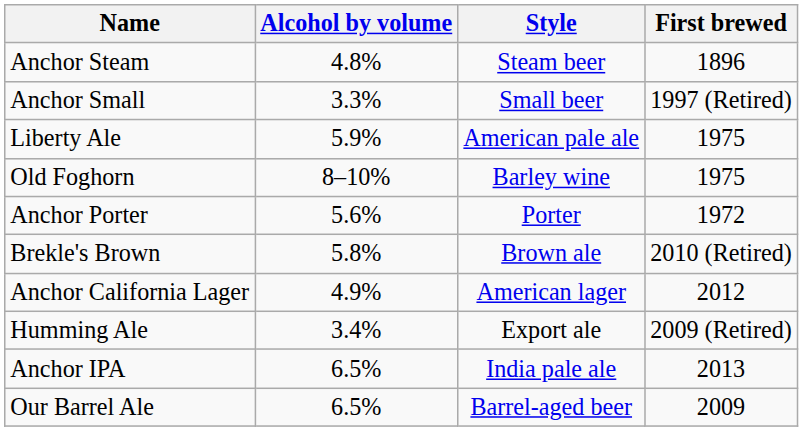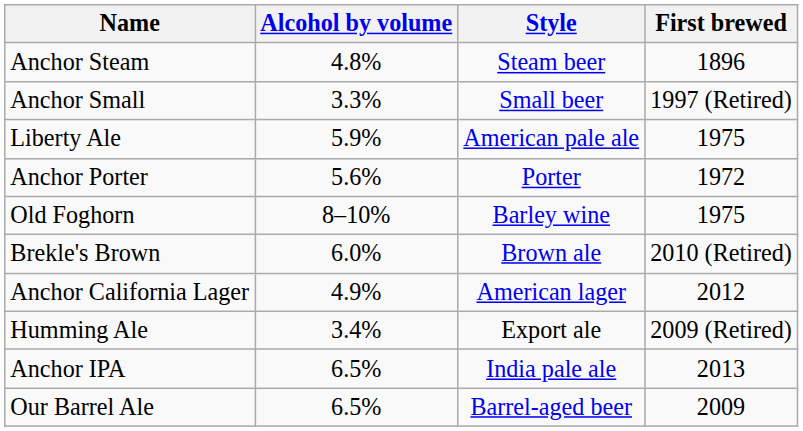rows swapped: (79, 215) <-> (72, 176)
(356, 253) 5.8% -> (356, 253) 6.0%
